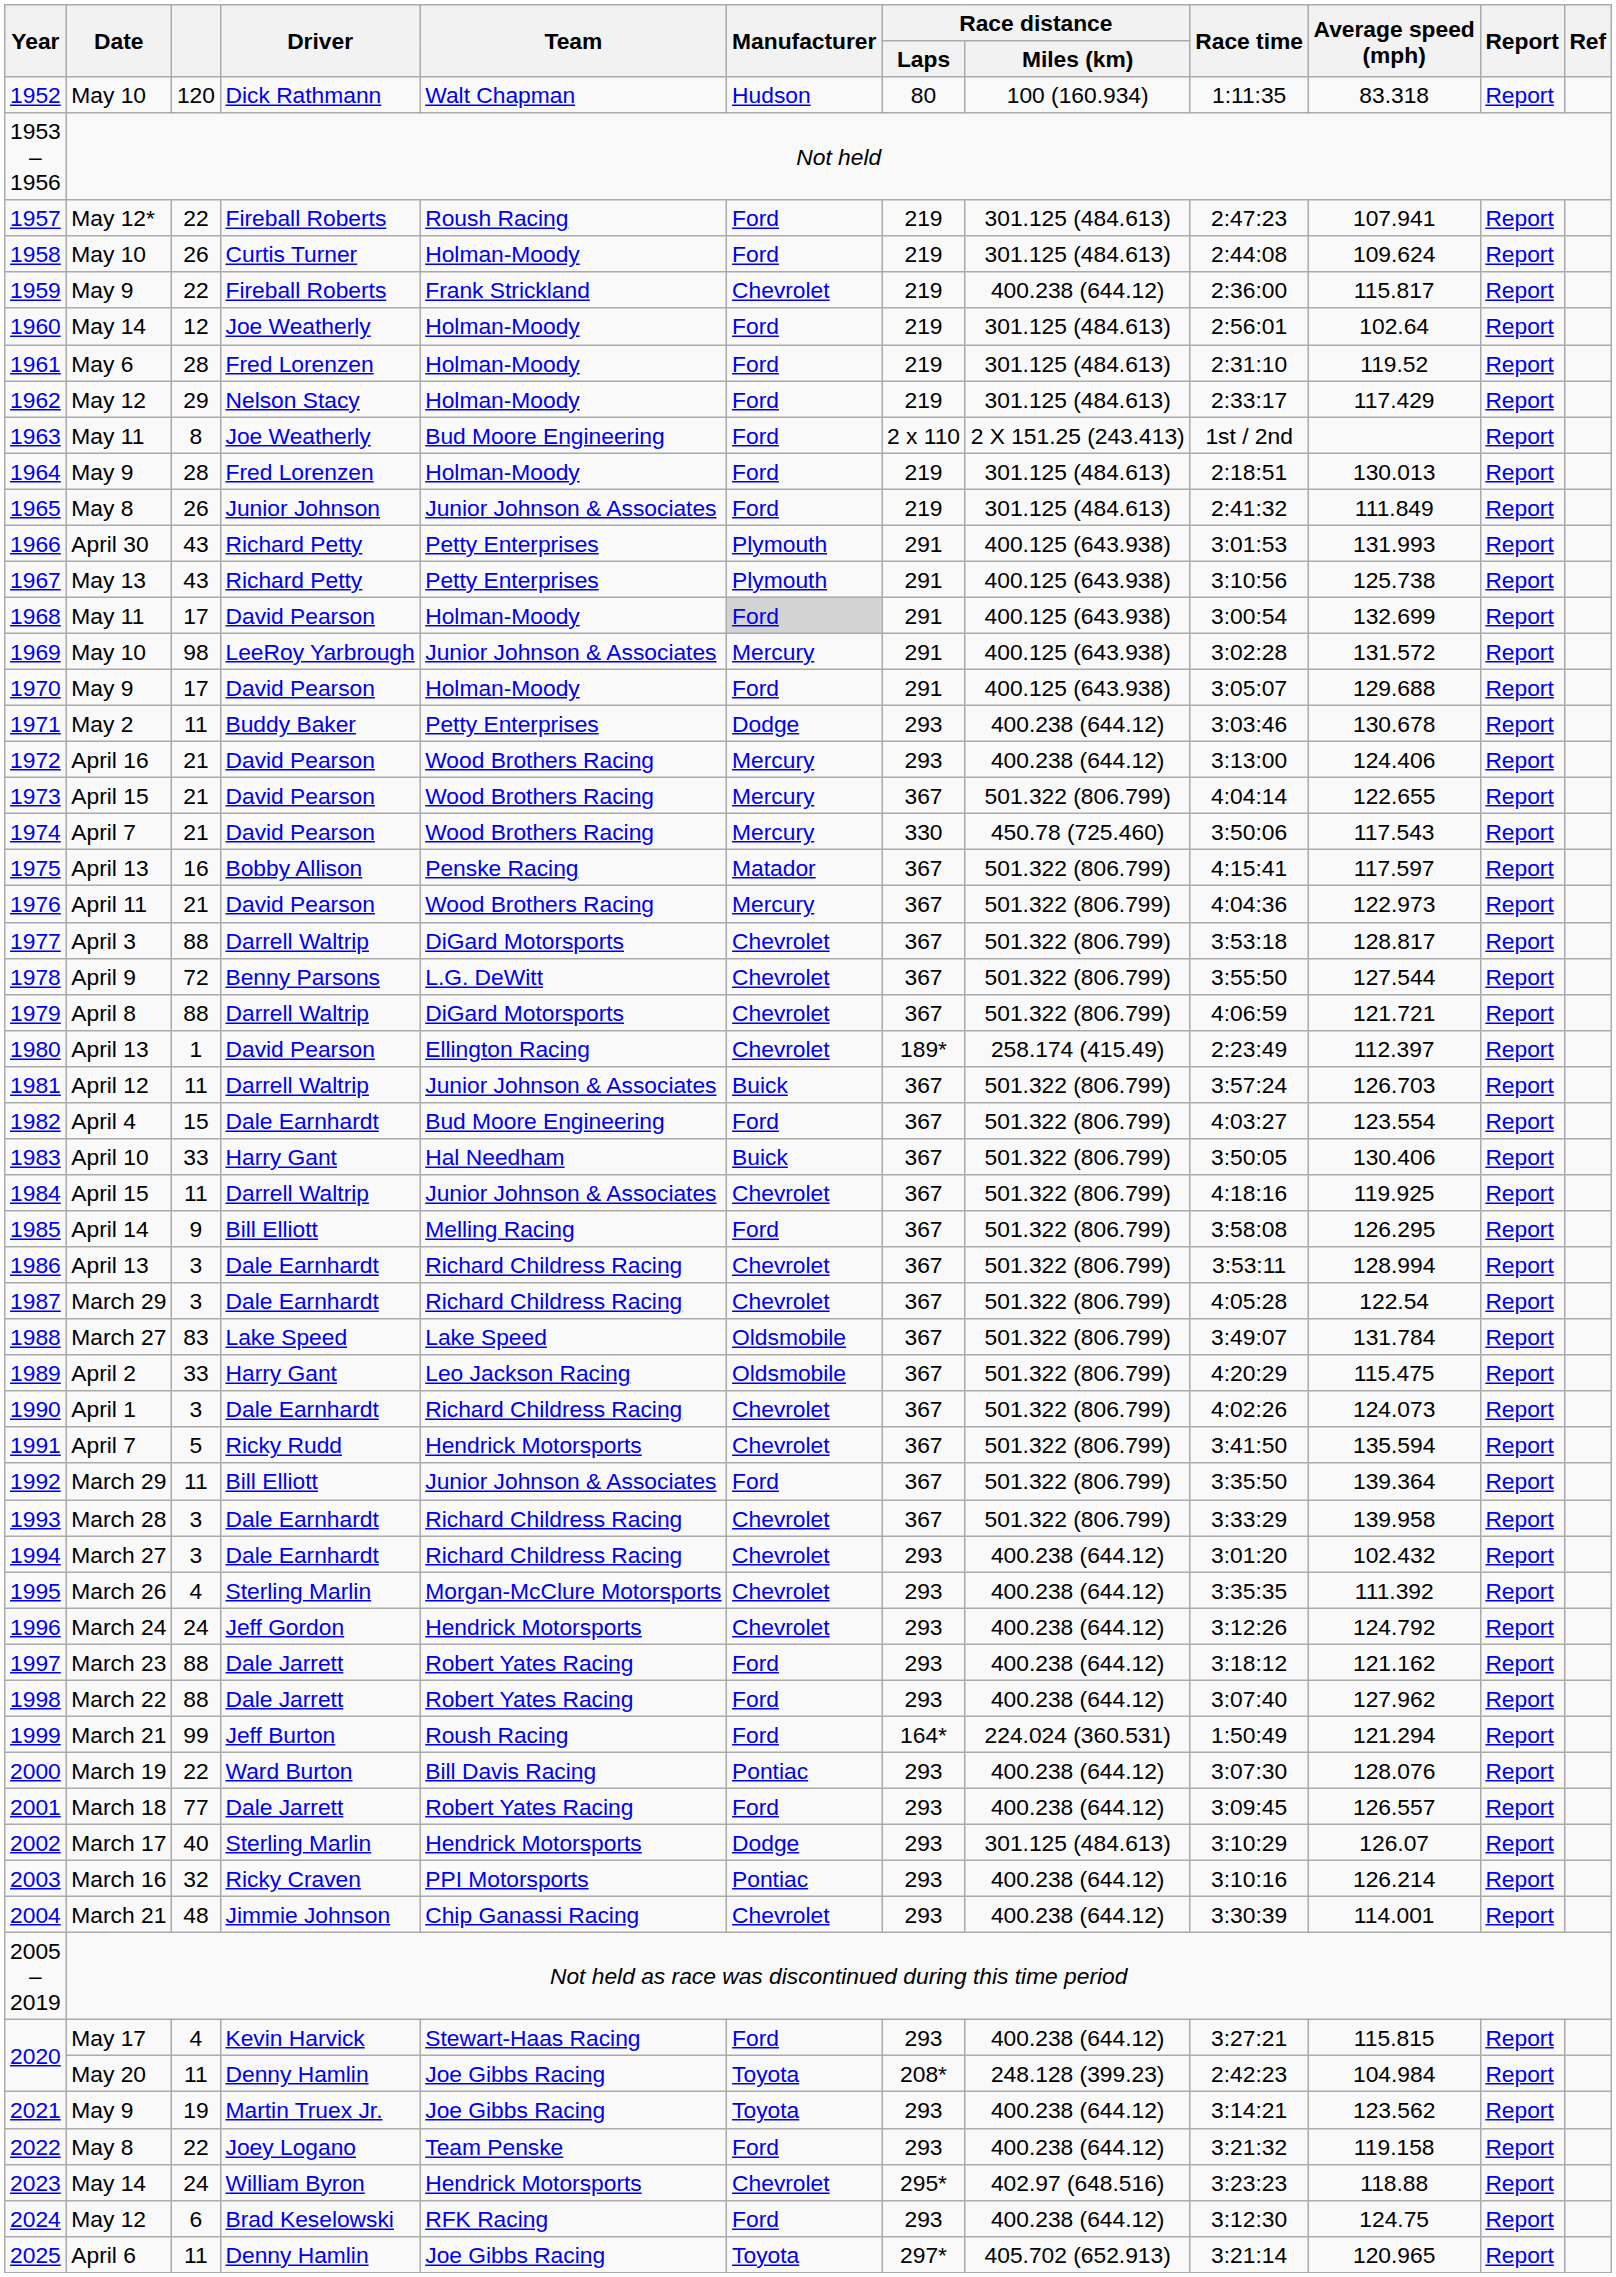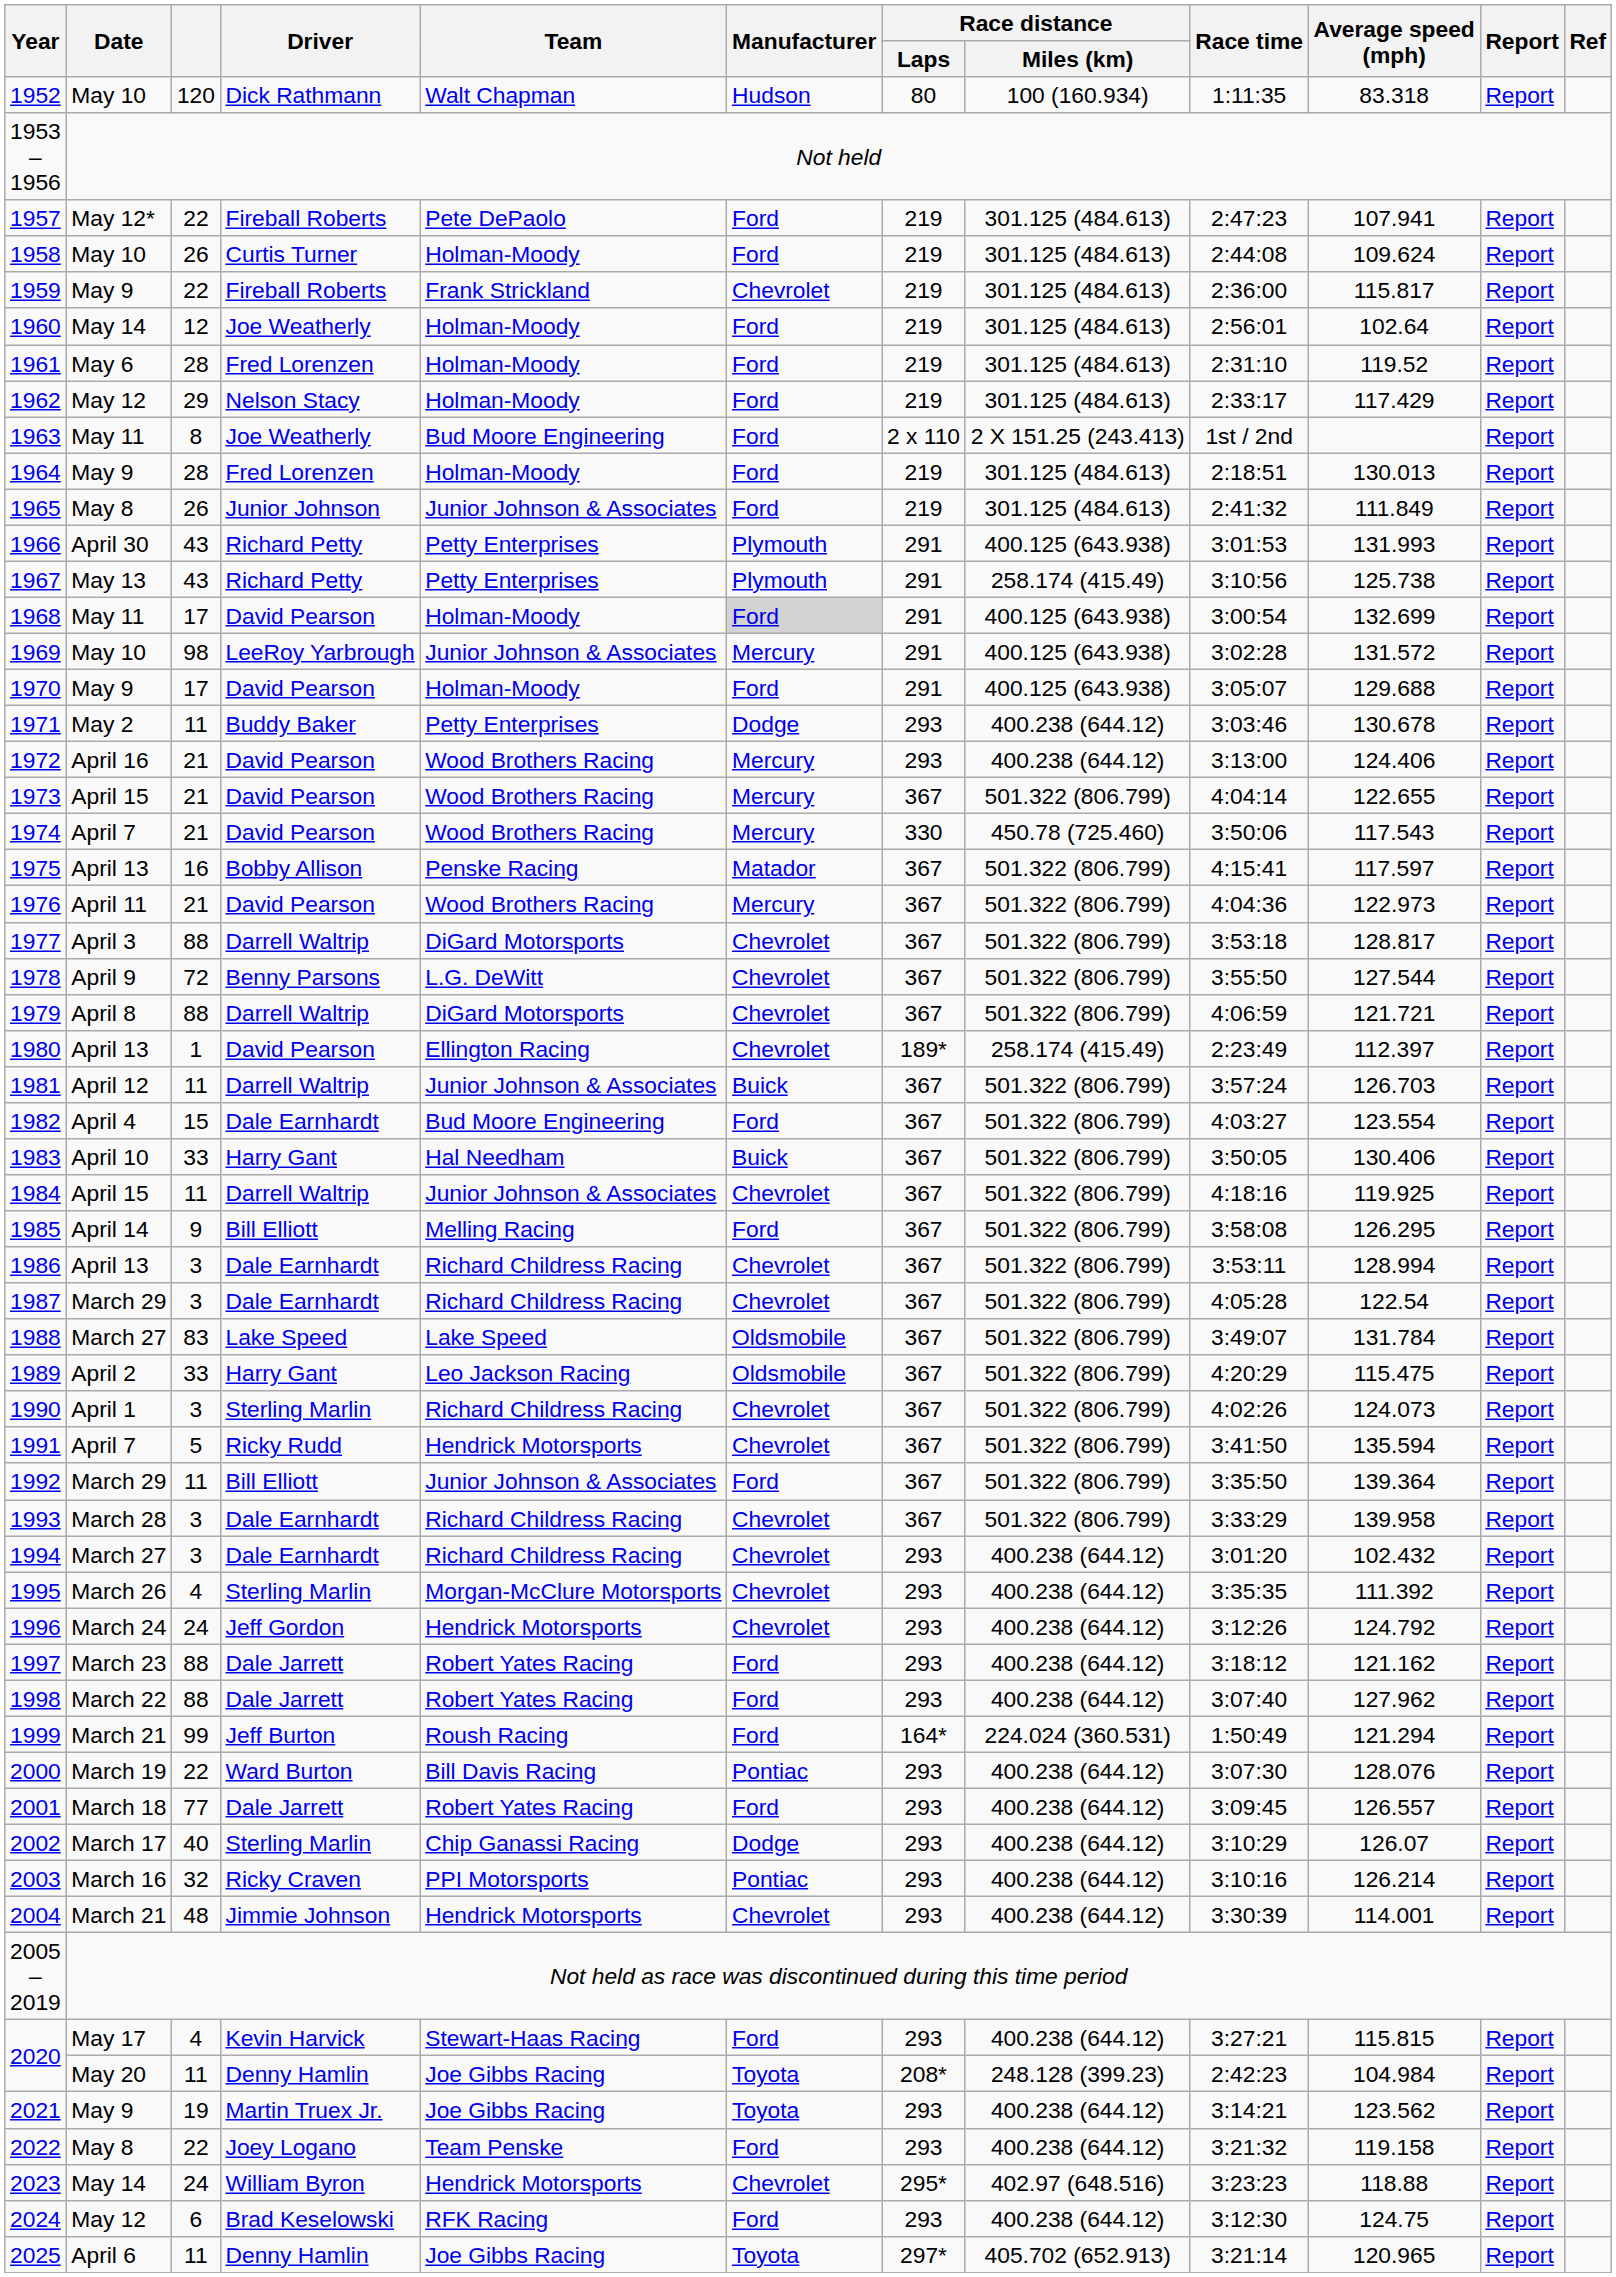(497, 218) Roush Racing -> (496, 218) Pete DePaolo
(1078, 291) 400.238 (644.12) -> (1078, 291) 301.125 (484.613)
(1078, 579) 400.125 (643.938) -> (1078, 579) 258.174 (415.49)
(302, 1409) Dale Earnhardt -> (298, 1409) Sterling Marlin
(533, 1843) Hendrick Motorsports -> (532, 1843) Chip Ganassi Racing
(1078, 1843) 301.125 (484.613) -> (1078, 1843) 400.238 (644.12)
(532, 1915) Chip Ganassi Racing -> (533, 1915) Hendrick Motorsports
